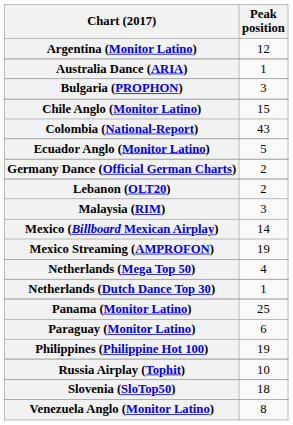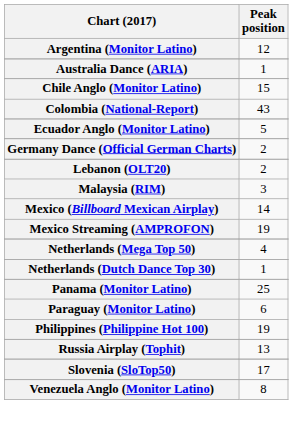- row: (122, 88)
(263, 369) 10 -> (263, 349) 13
(263, 389) 18 -> (263, 369) 17
